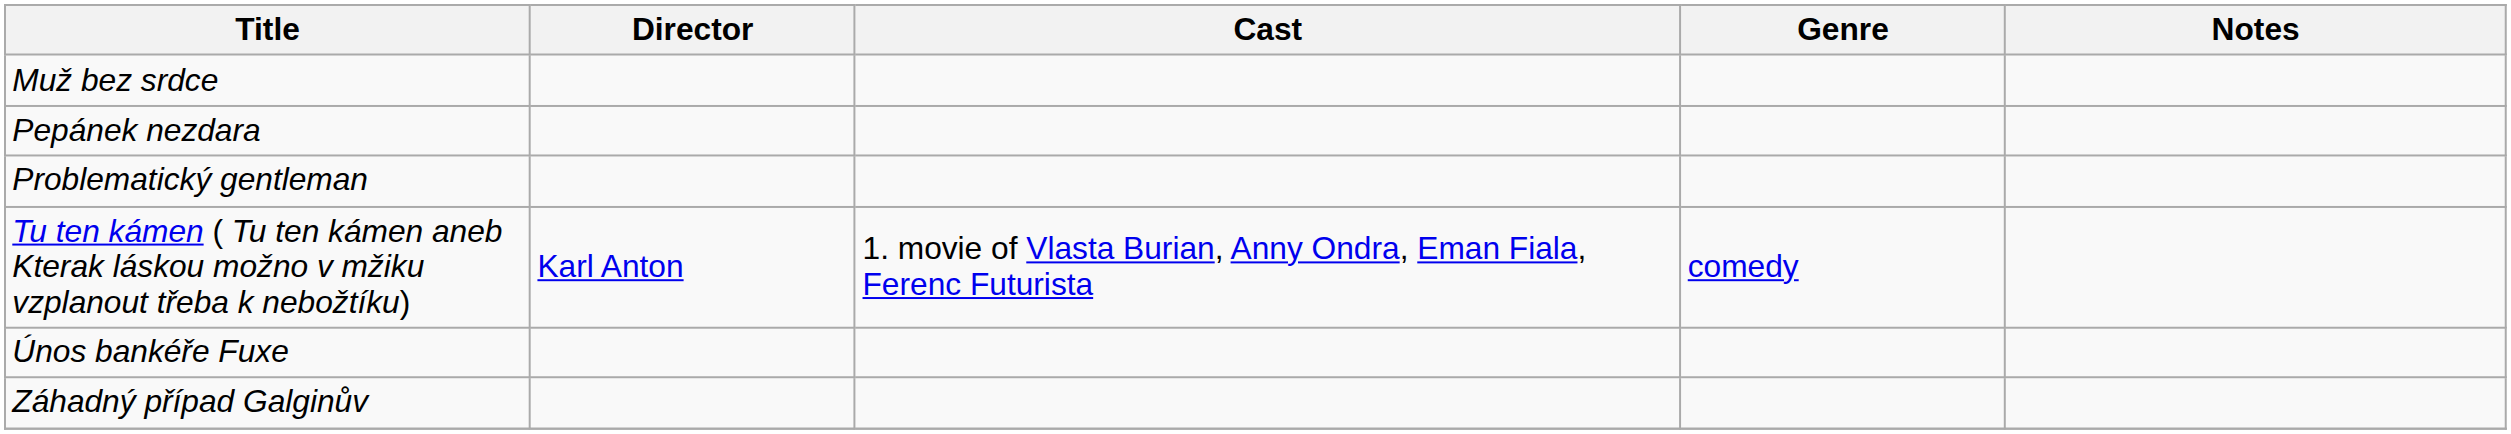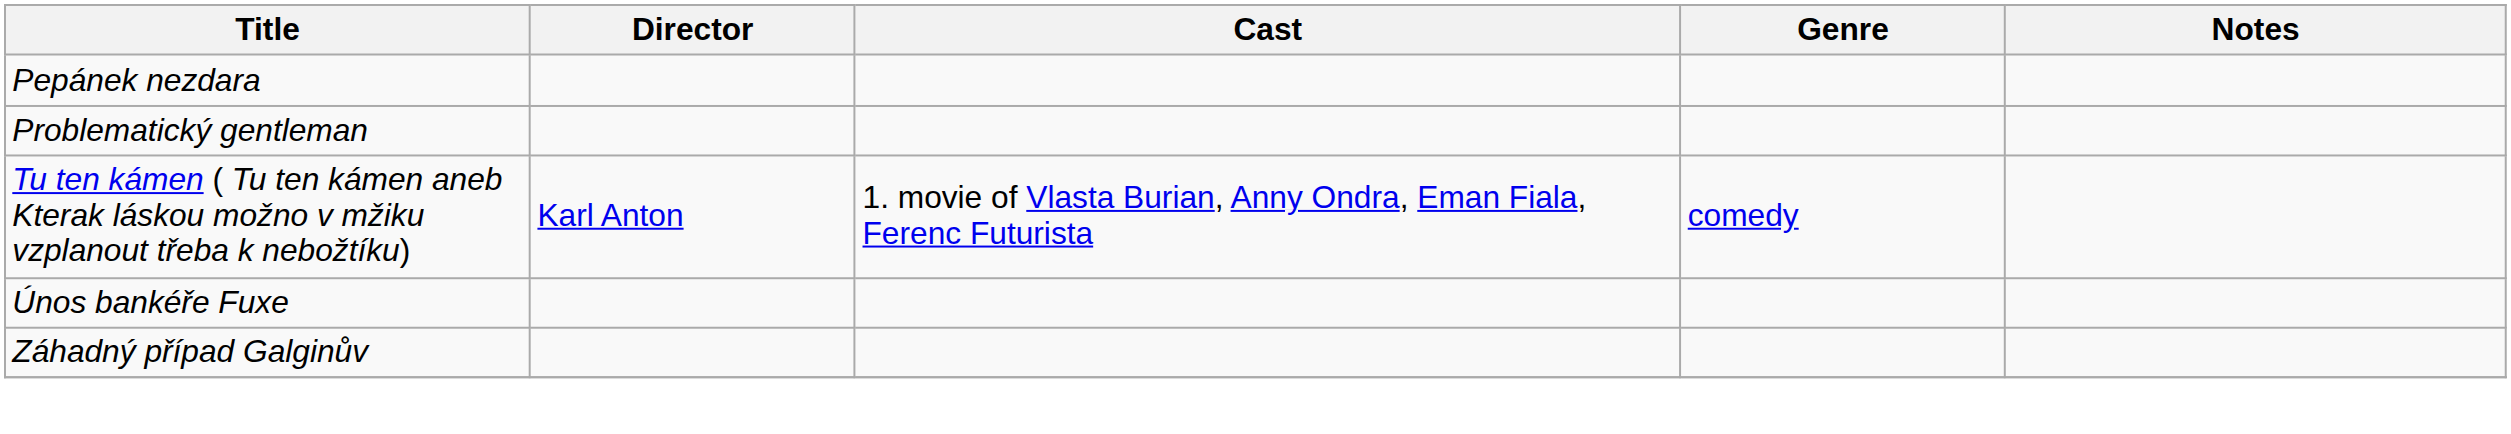- row: (115, 79)
